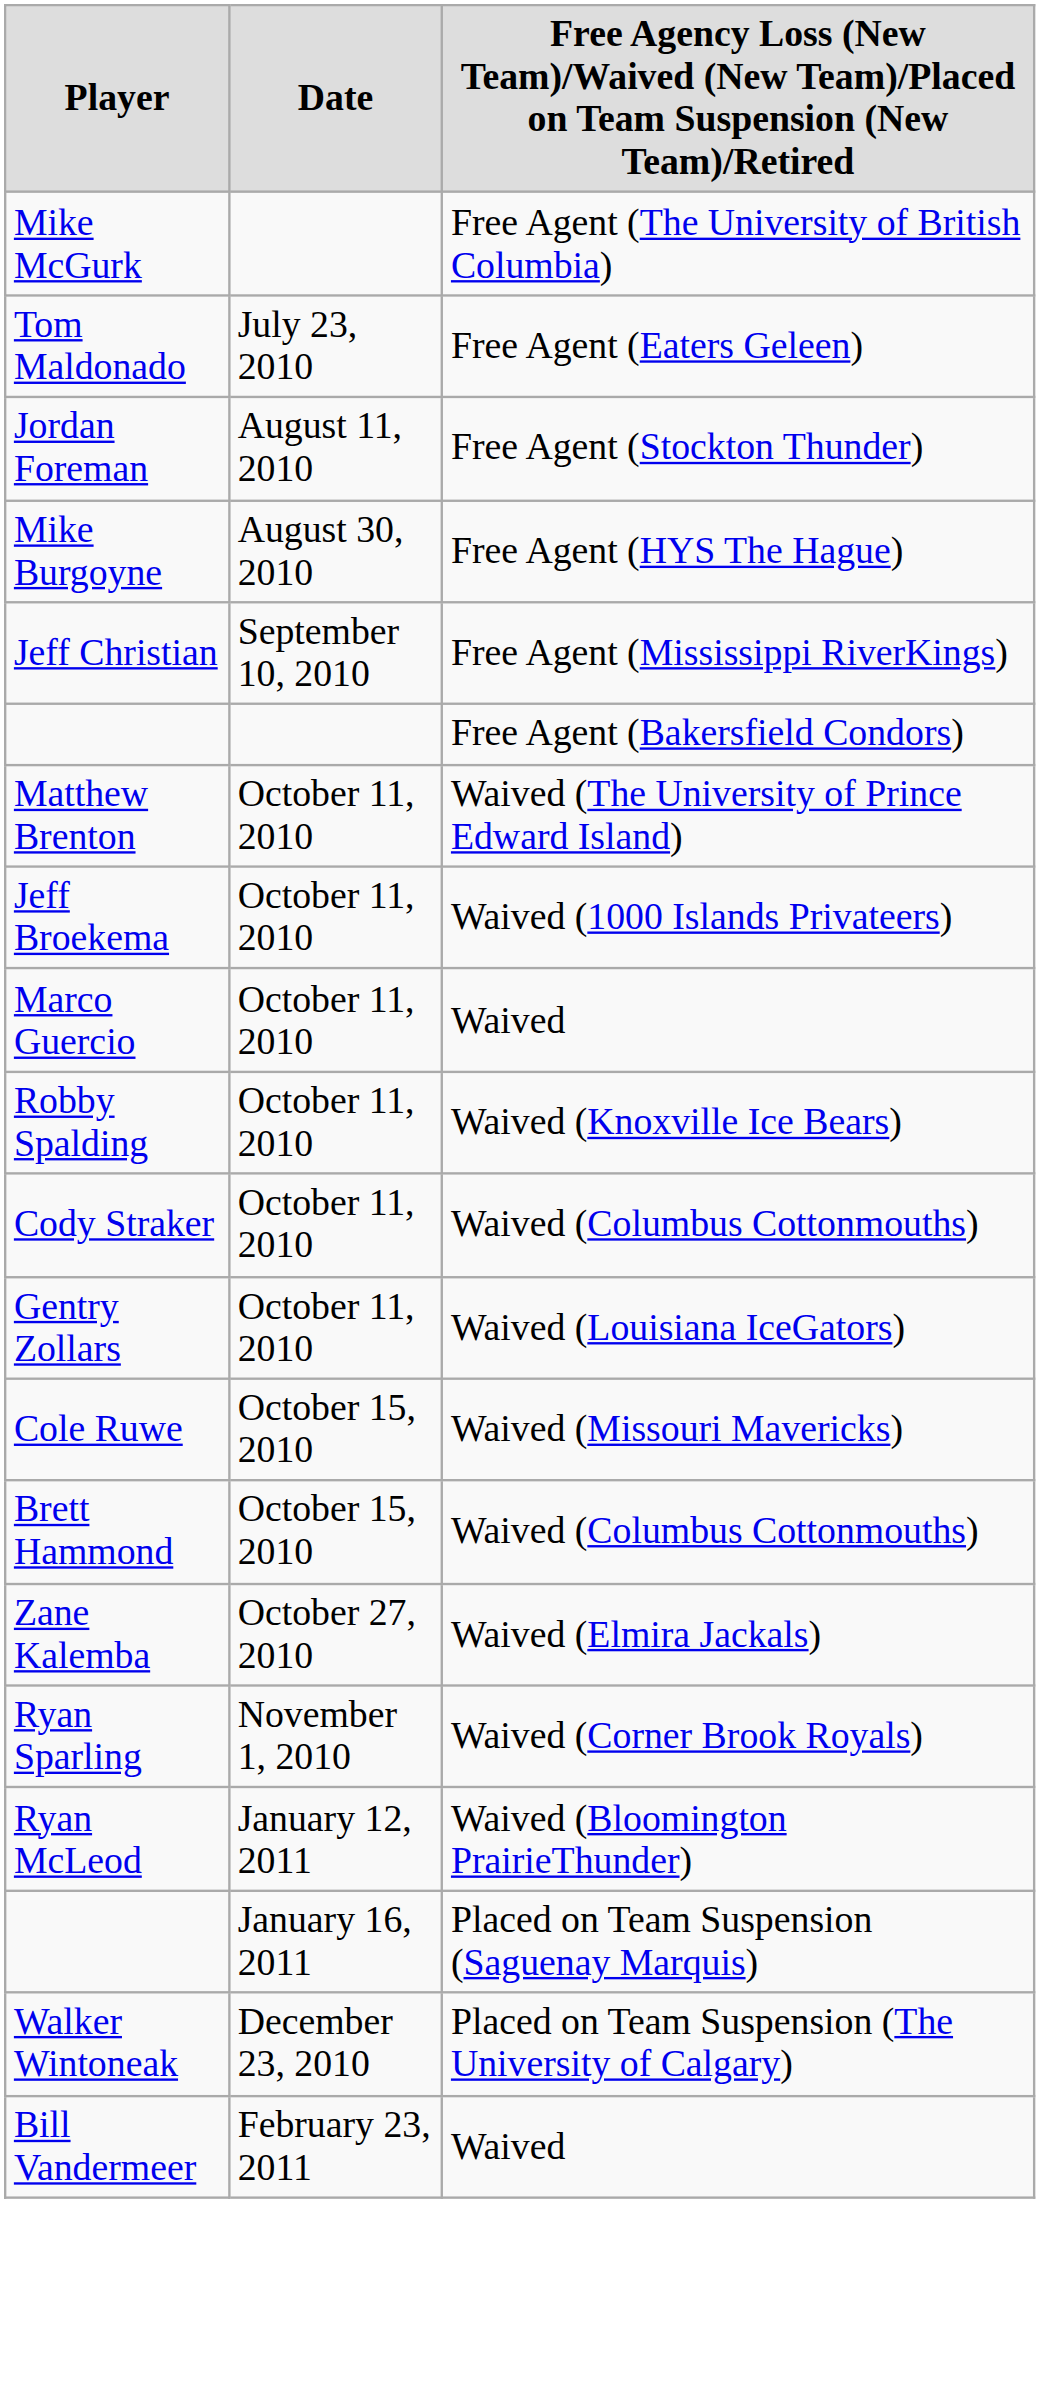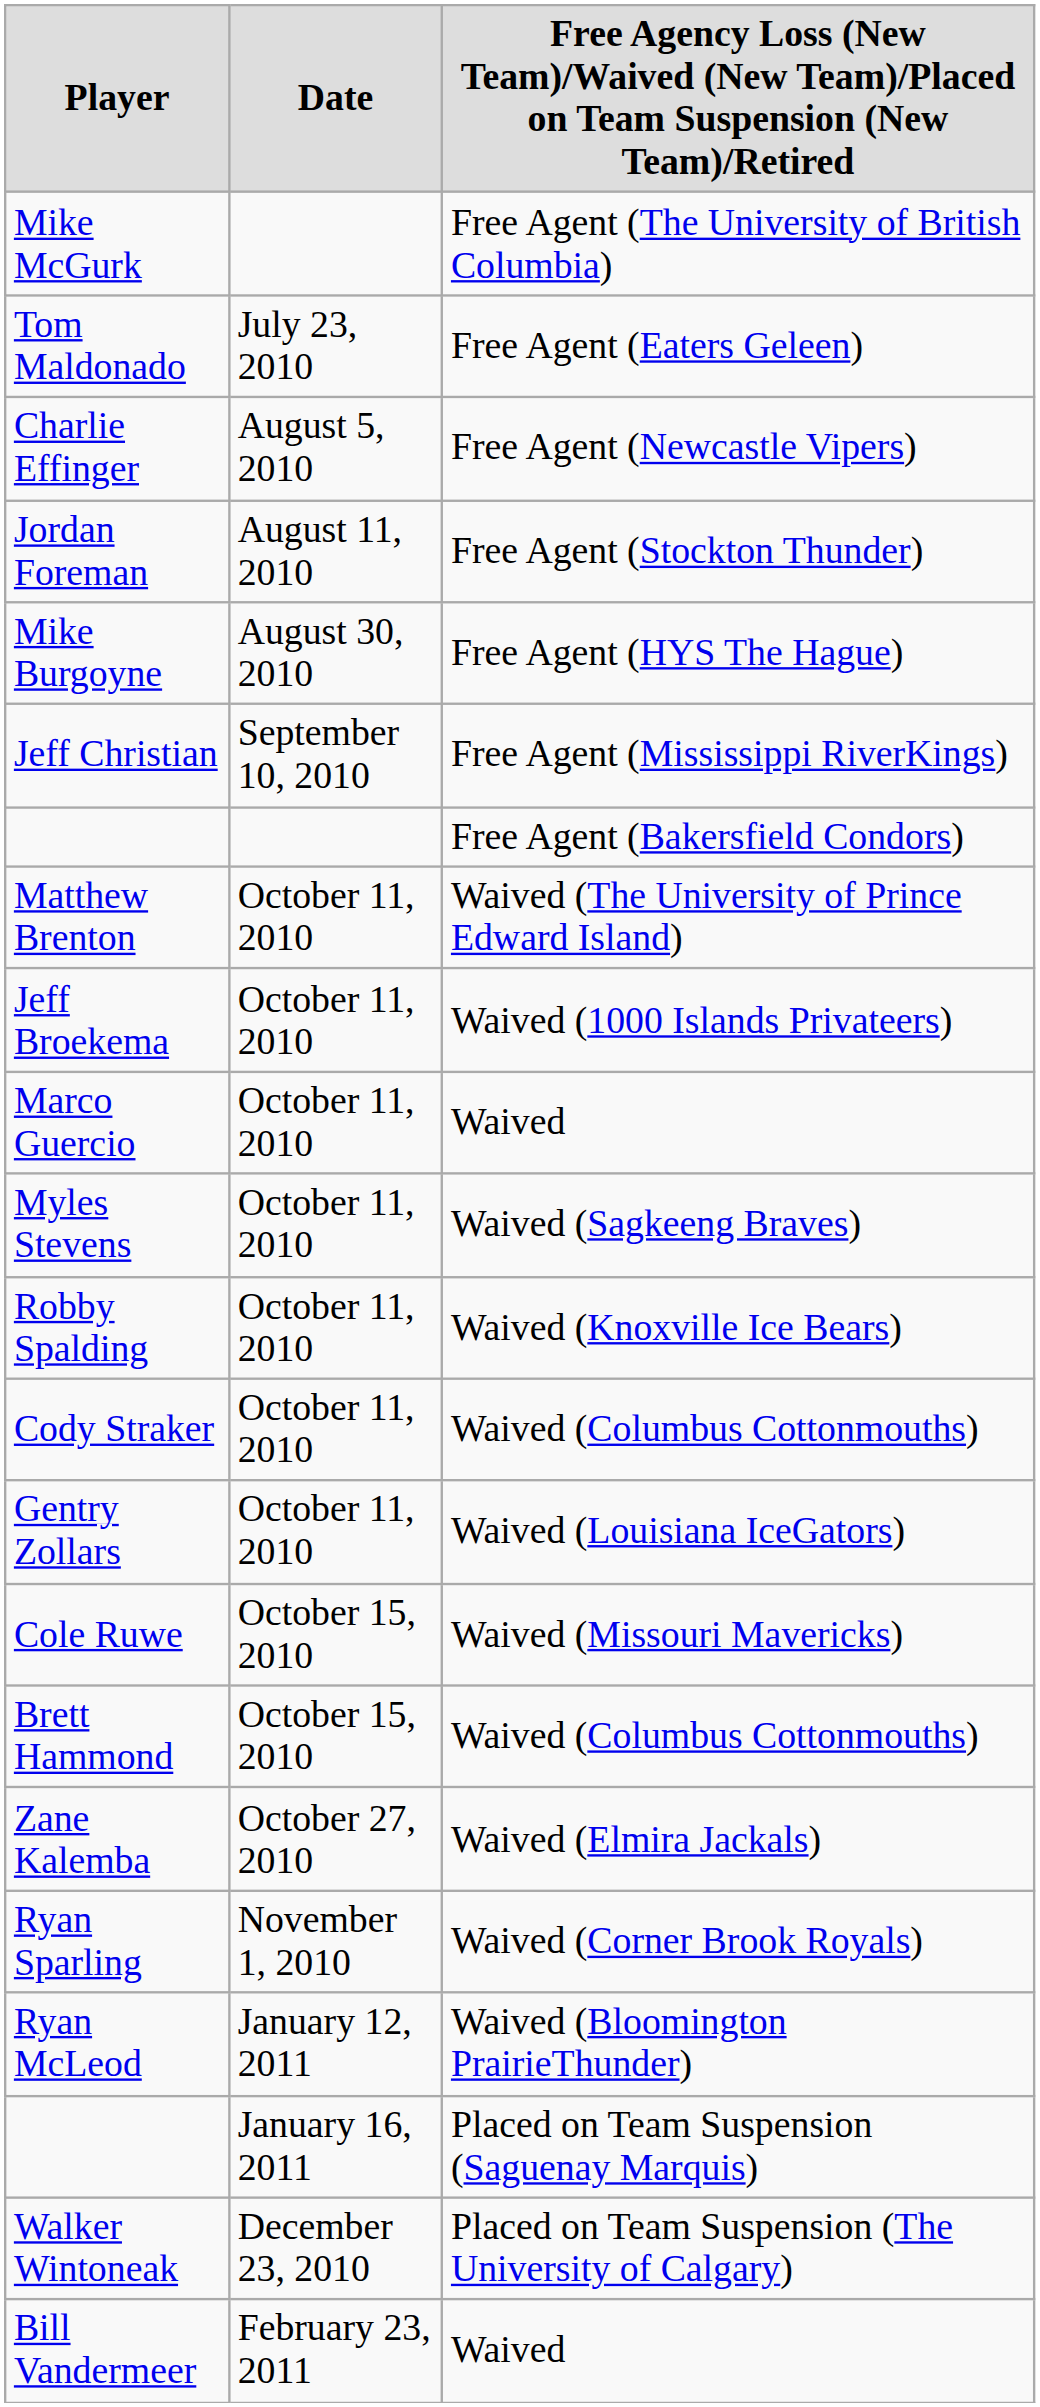+ row: (76, 447)
+ row: (73, 1224)
